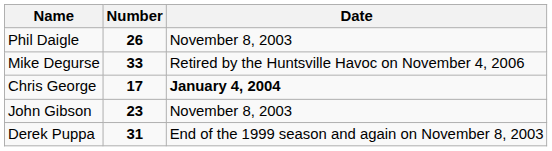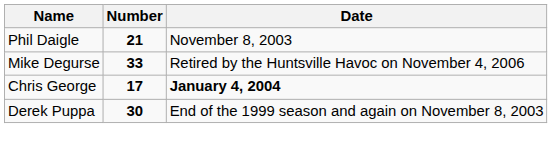(135, 39) 26 -> (135, 39) 21
- row: (50, 110)
(135, 134) 31 -> (135, 110) 30
